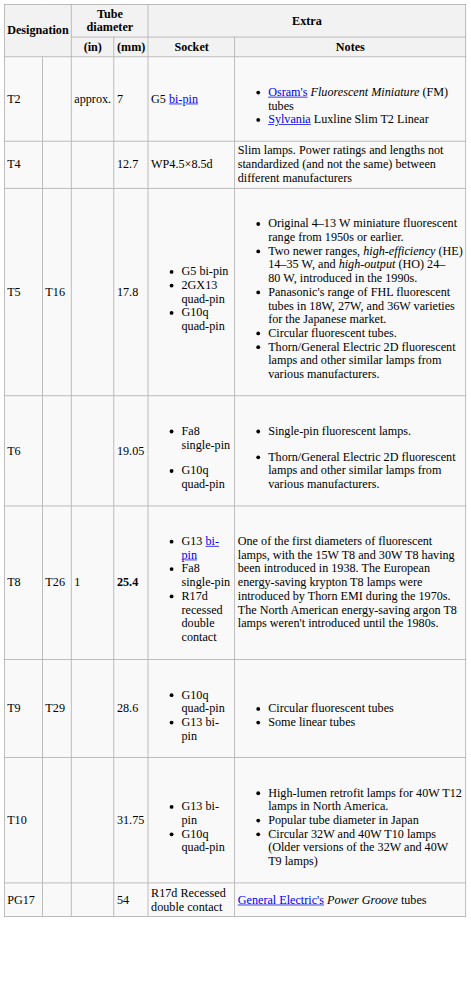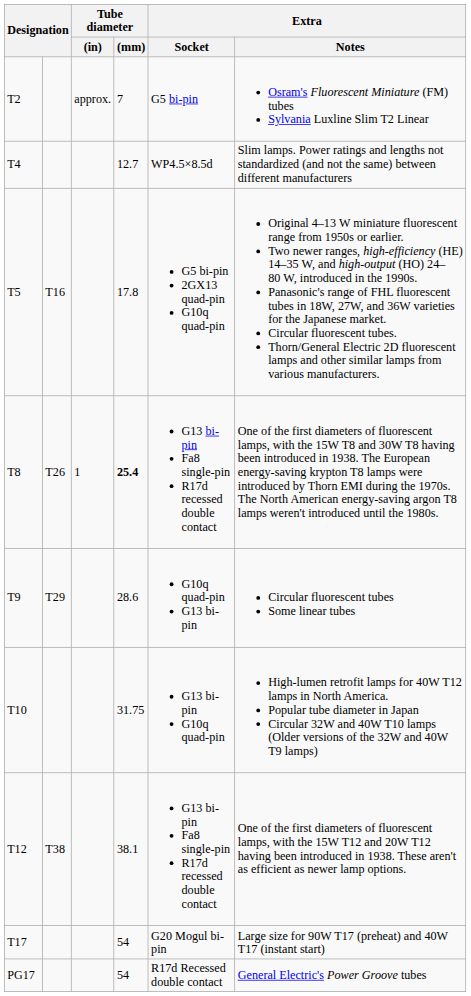- row: (14, 451)
+ row: (17, 849)
+ row: (17, 942)
